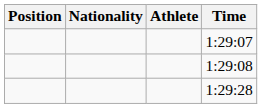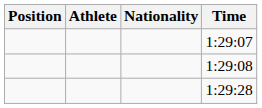columns swapped: (174, 16) <-> (106, 16)
